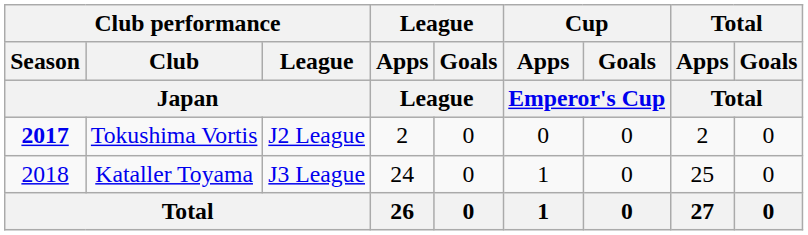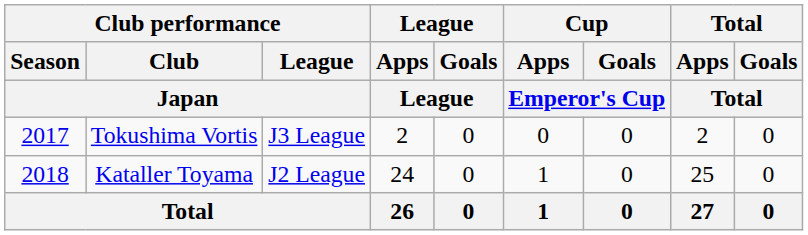(45, 135) bold -> (45, 135) normal
(317, 135) J2 League -> (317, 135) J3 League
(317, 173) J3 League -> (317, 173) J2 League
